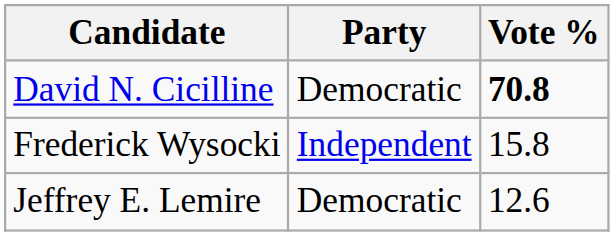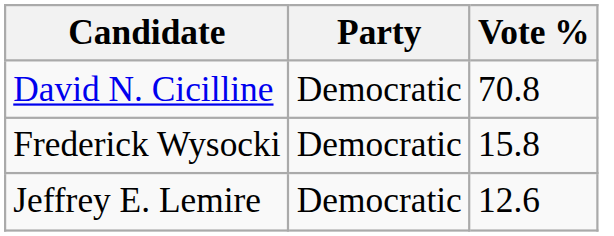(519, 88) bold -> (509, 88) normal
(384, 144) Independent -> (379, 144) Democratic
